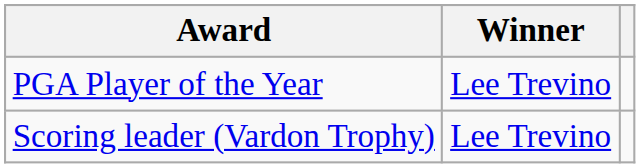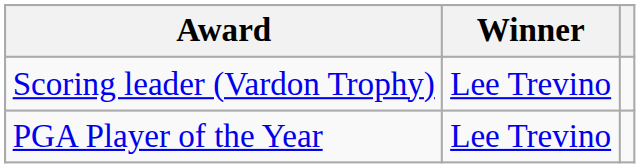rows swapped: (168, 83) <-> (224, 135)
